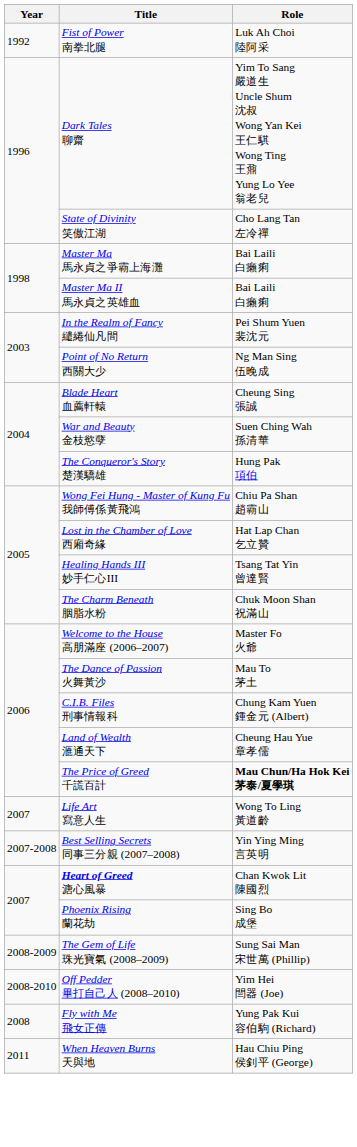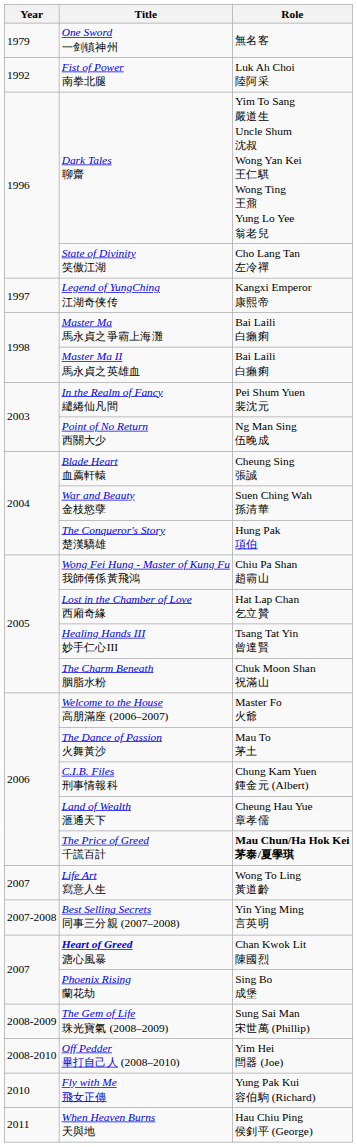+ row: (90, 40)
+ row: (111, 295)
(18, 1021) 2008 -> (18, 1090) 2010
